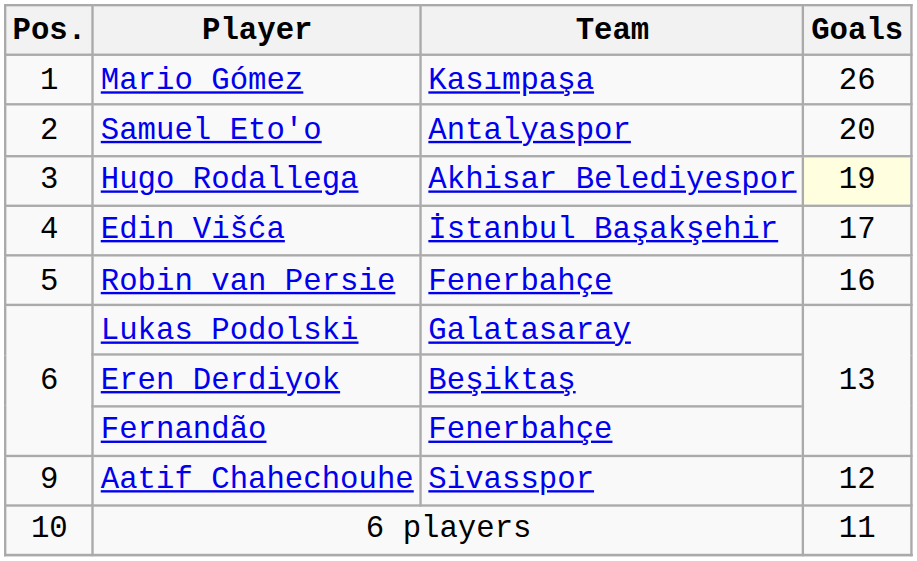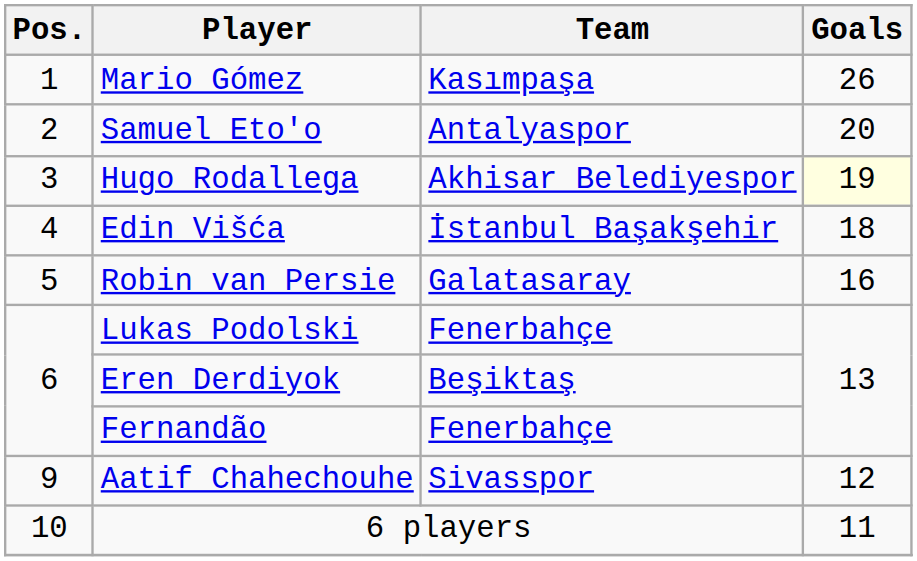(857, 230) 17 -> (857, 230) 18
(520, 280) Fenerbahçe -> (530, 280) Galatasaray
(530, 330) Galatasaray -> (520, 330) Fenerbahçe
